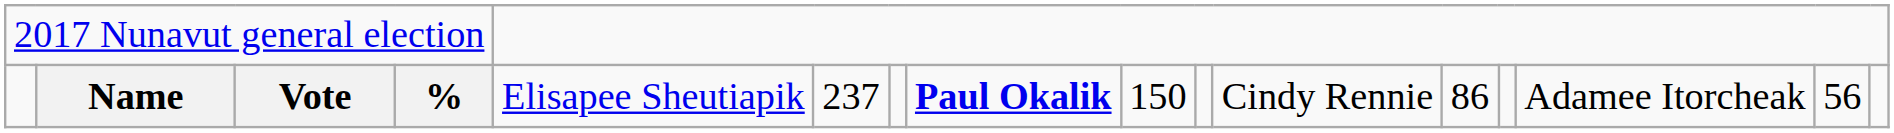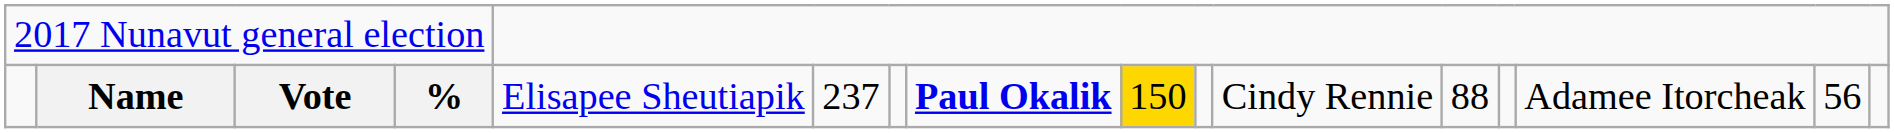(1158, 95) no background -> (1158, 95) gold background
(1470, 95) 86 -> (1470, 95) 88
